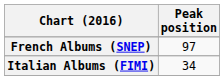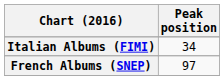rows swapped: (81, 47) <-> (81, 66)
